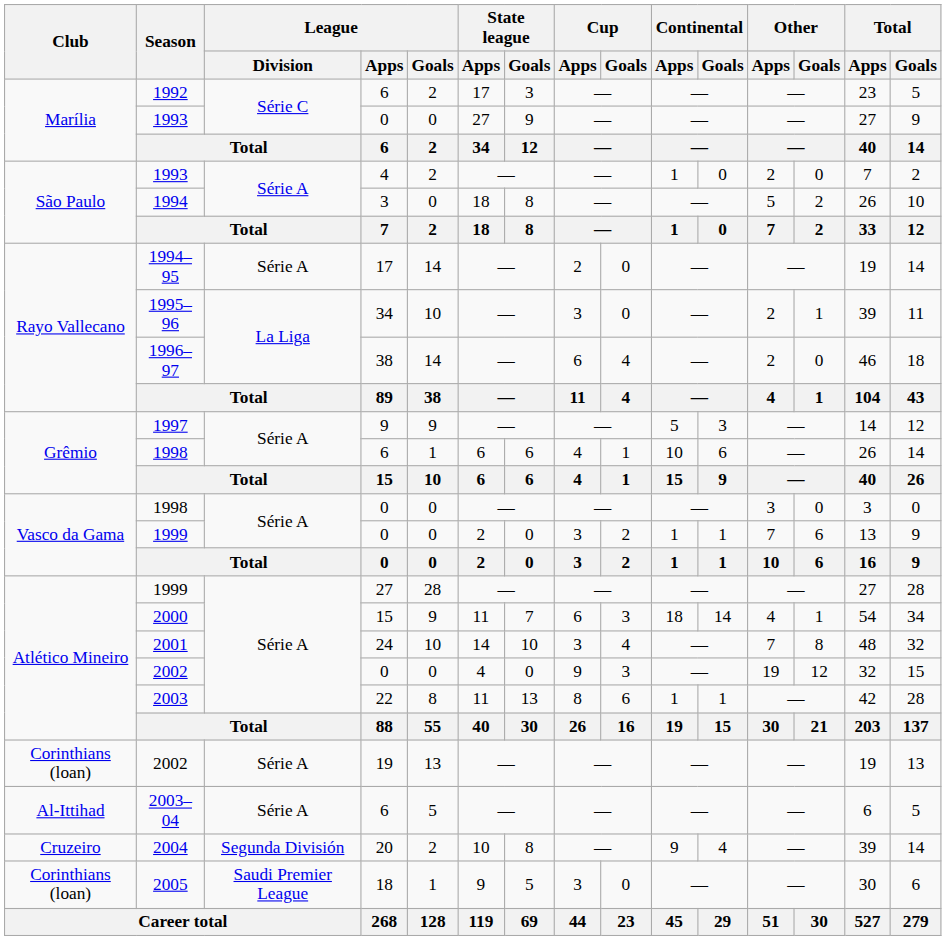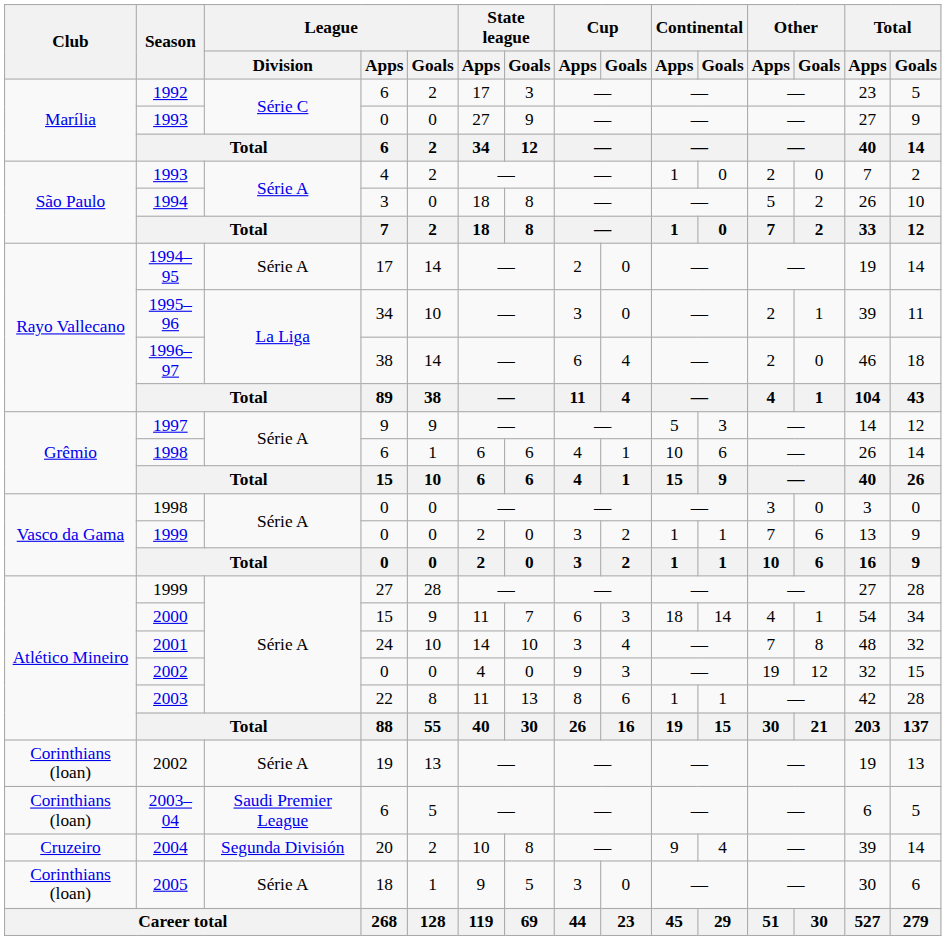(70, 810) Al-Ittihad -> (70, 810) Corinthians (loan)
(283, 810) Série A -> (283, 810) Saudi Premier League
(283, 884) Saudi Premier League -> (283, 884) Série A
